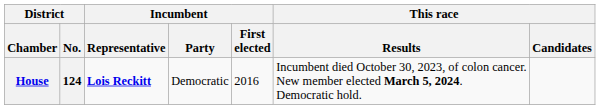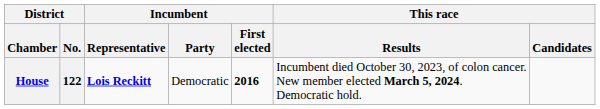(72, 81) 124 -> (72, 81) 122
(247, 81) normal -> (247, 81) bold
